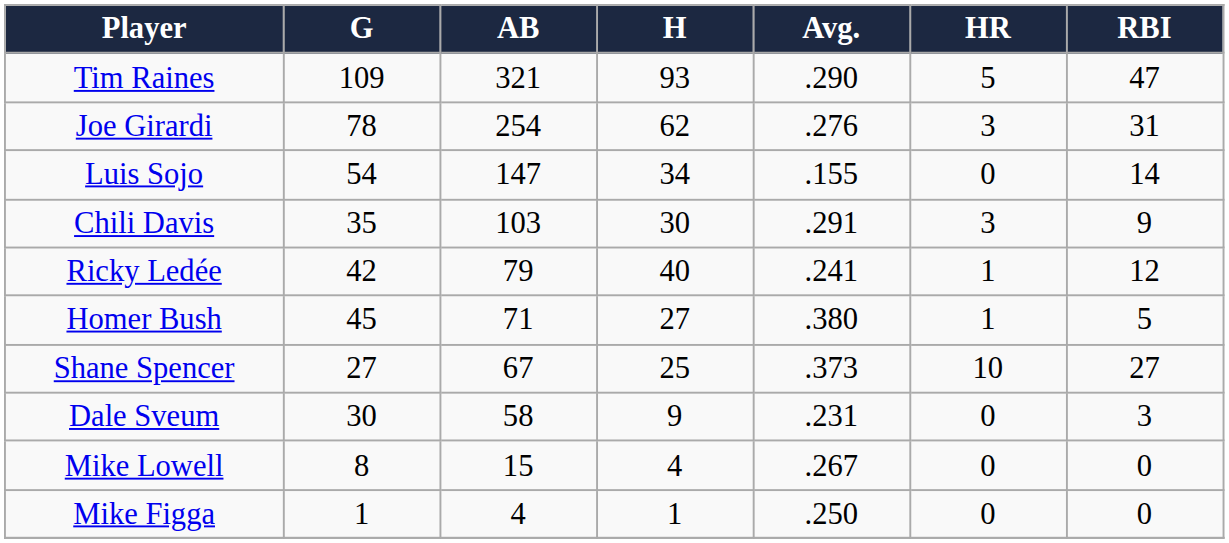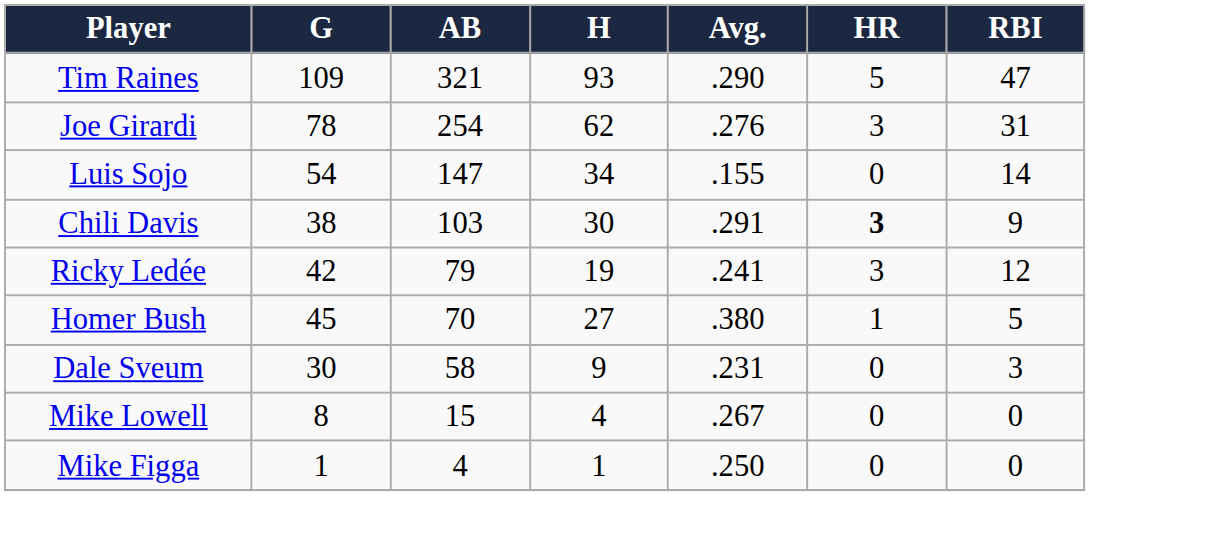(362, 222) 35 -> (321, 222) 38
(988, 222) normal -> (877, 222) bold
(675, 271) 40 -> (599, 271) 19
(988, 271) 1 -> (877, 271) 3
(518, 319) 71 -> (460, 319) 70
- row: (144, 367)
